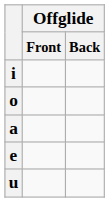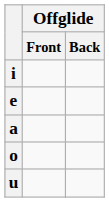rows swapped: (13, 155) <-> (13, 100)
